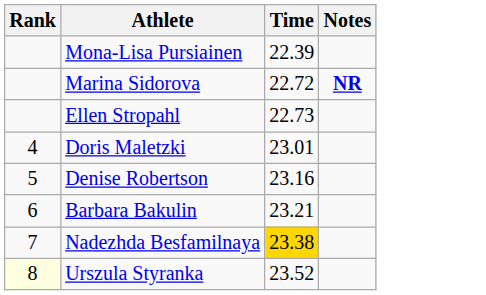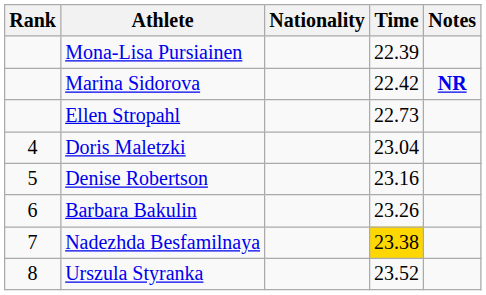+ column: (317, 20)
(292, 83) 22.72 -> (397, 83) 22.42
(292, 147) 23.01 -> (397, 147) 23.04
(292, 210) 23.21 -> (397, 210) 23.26
(33, 274) lightyellow background -> (33, 274) no background
